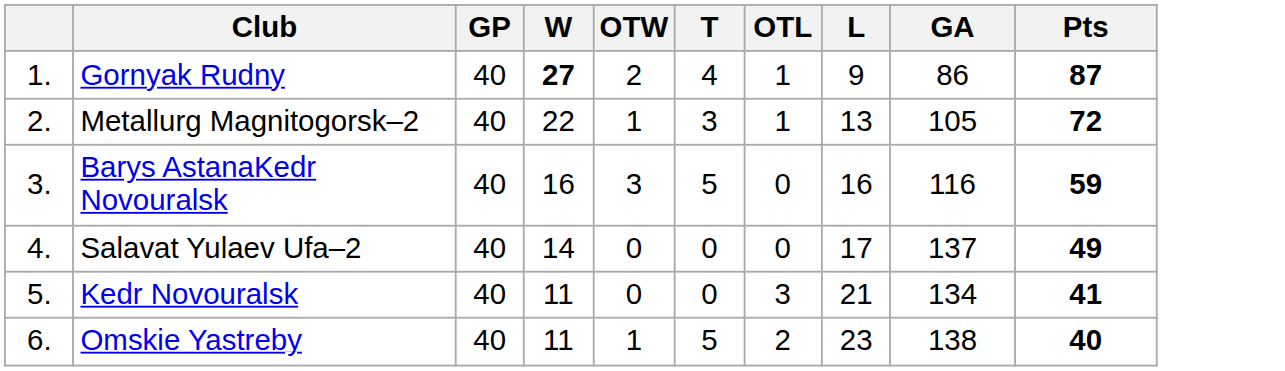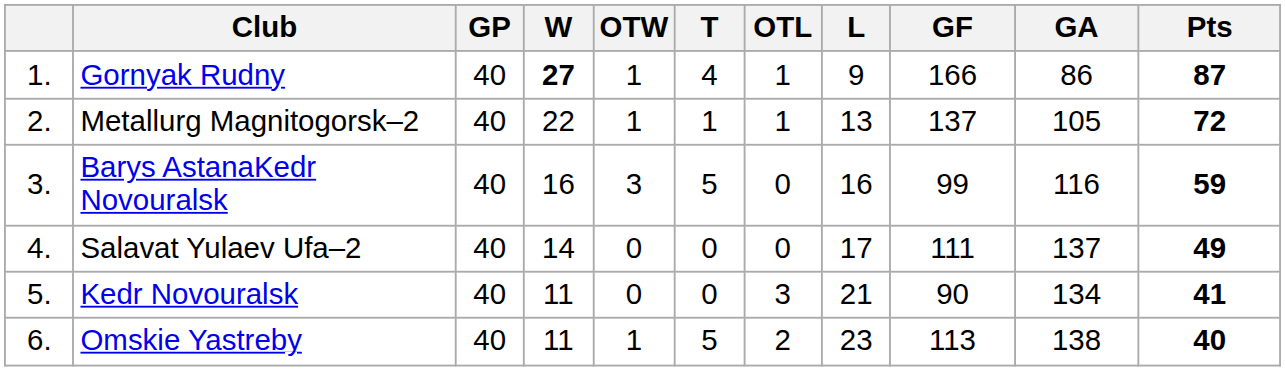+ column: (953, 27)
(634, 74) 2 -> (634, 74) 1
(709, 121) 3 -> (709, 121) 1
